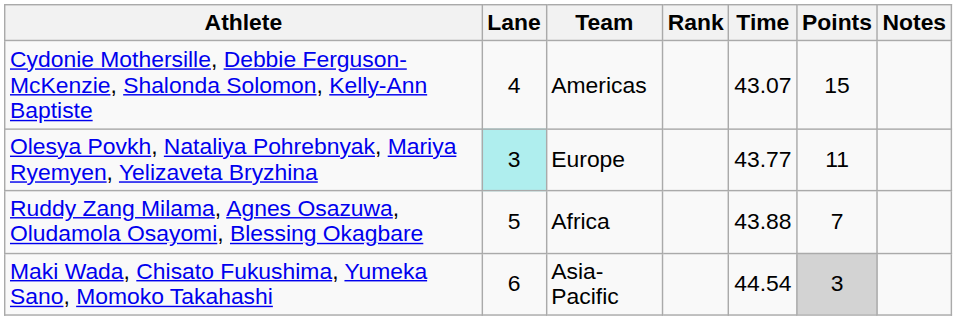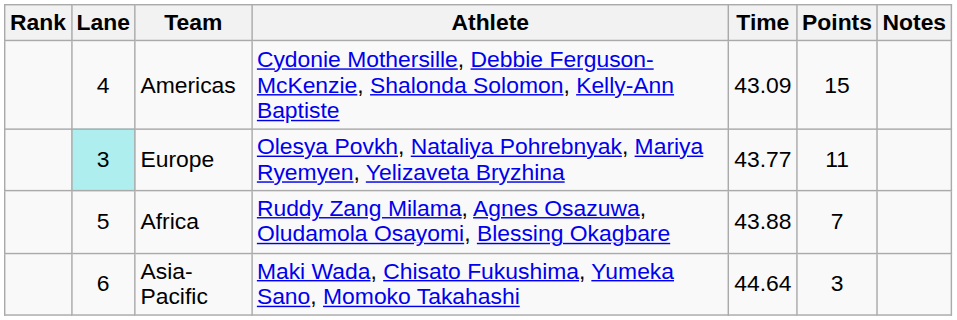columns swapped: (696, 22) <-> (243, 22)
(763, 84) 43.07 -> (763, 84) 43.09
(763, 283) 44.54 -> (763, 283) 44.64
(837, 283) lightgrey background -> (837, 283) no background
